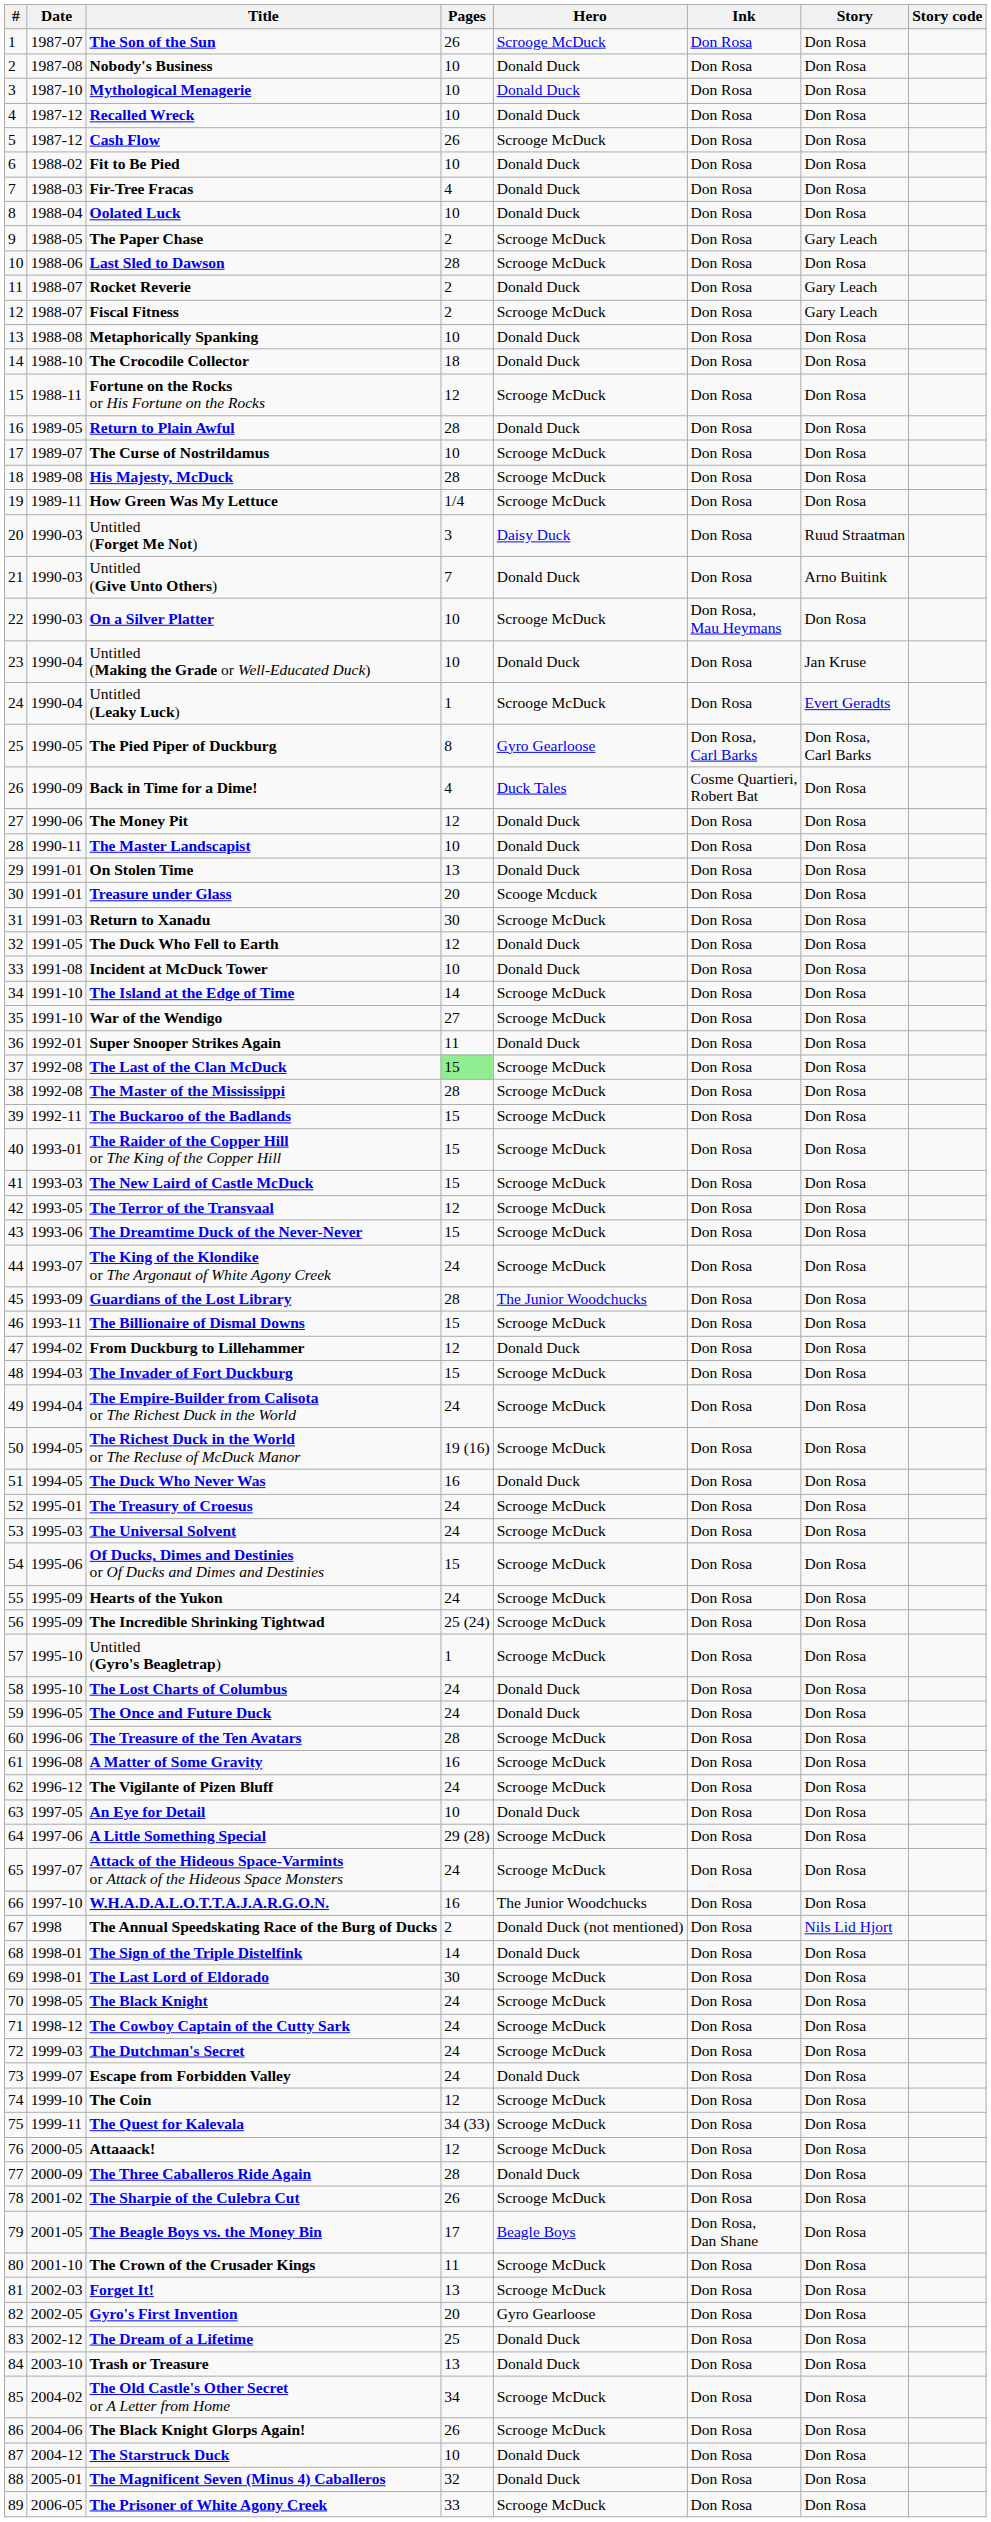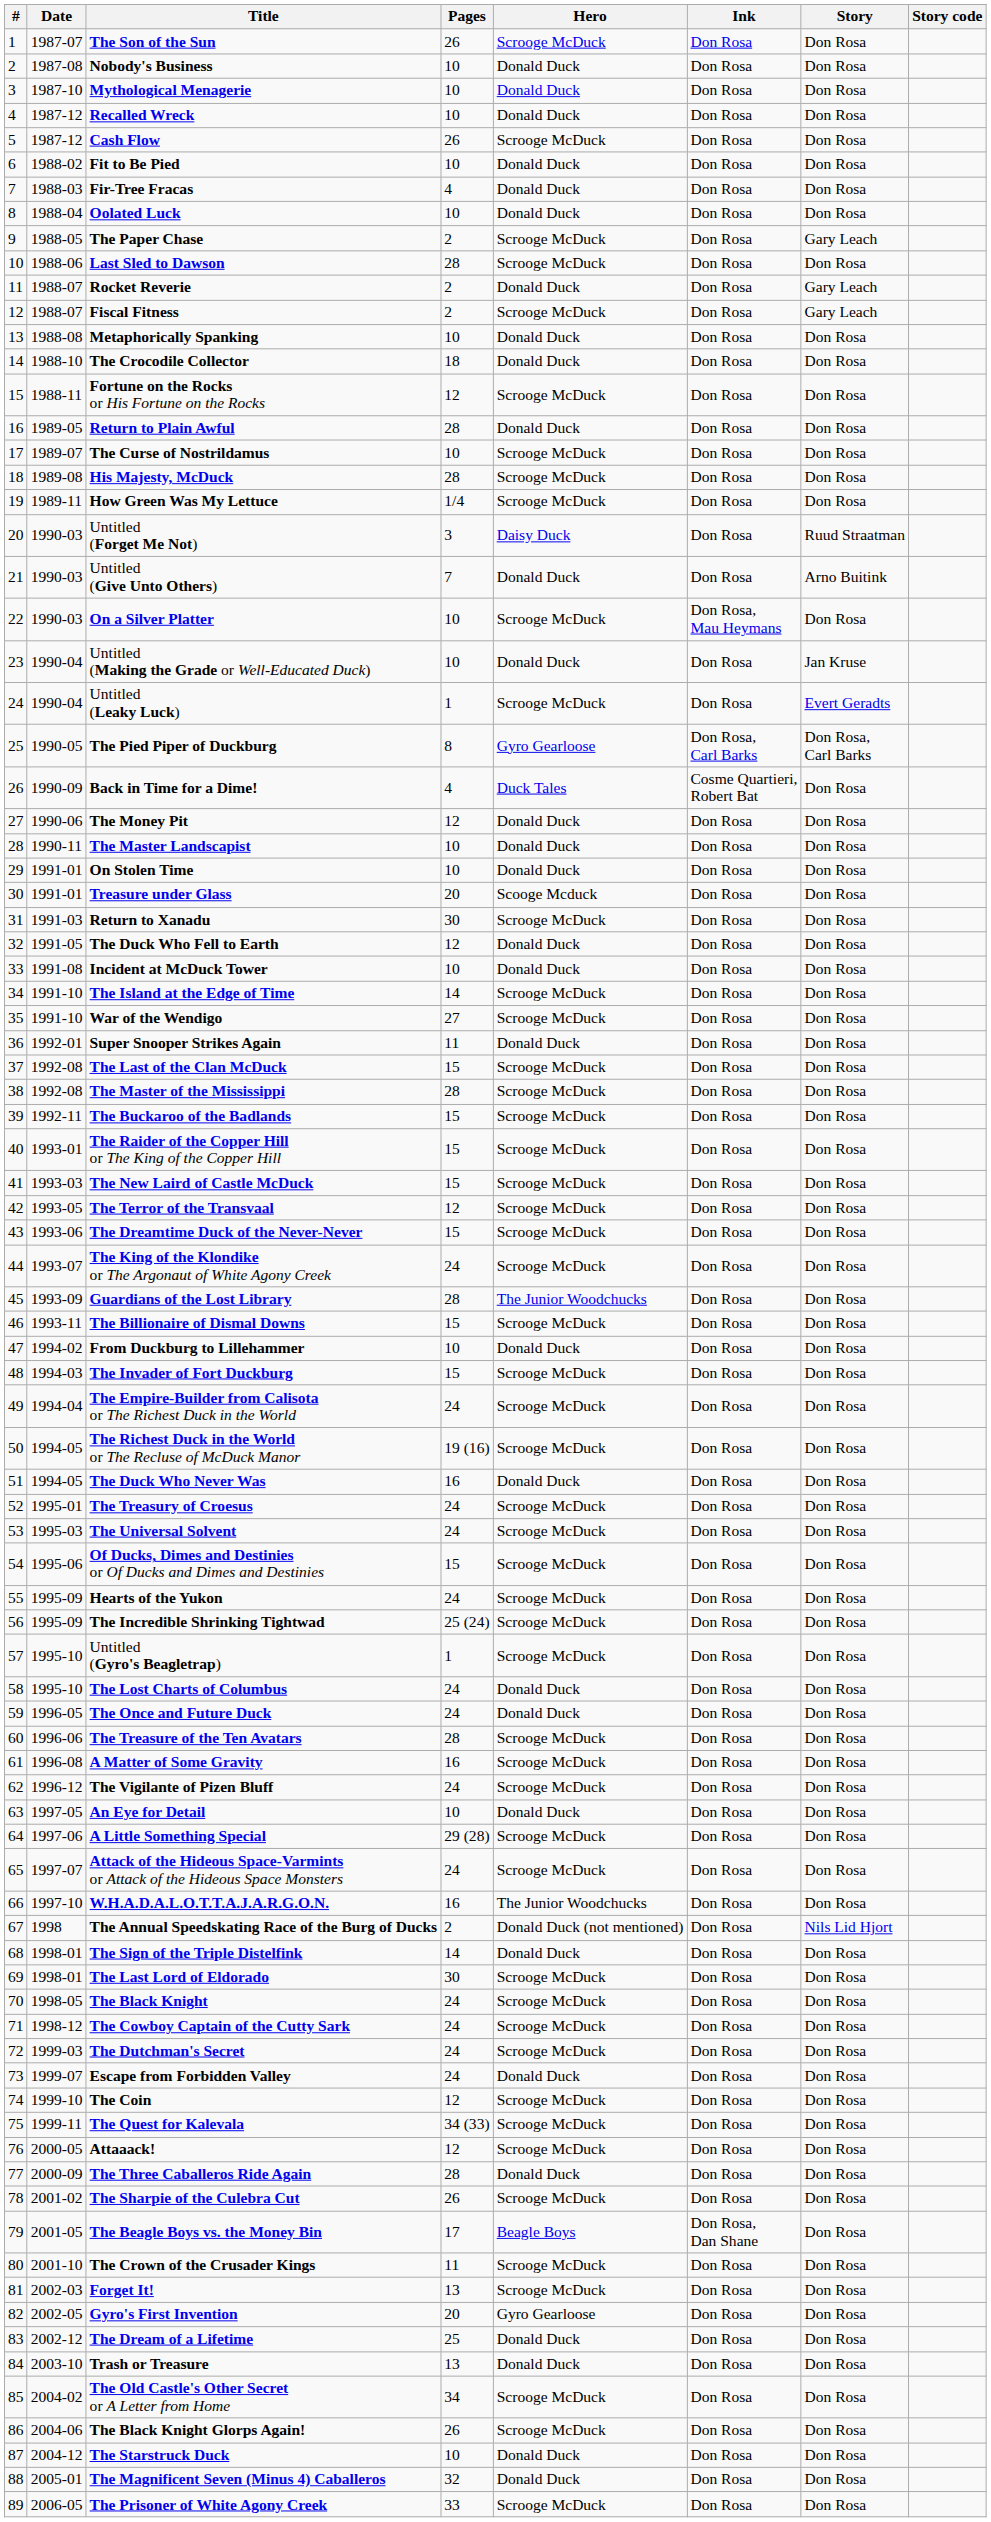(452, 870) 13 -> (452, 870) 10
(452, 1067) lightgreen background -> (452, 1067) no background
(452, 1348) 12 -> (452, 1348) 10
